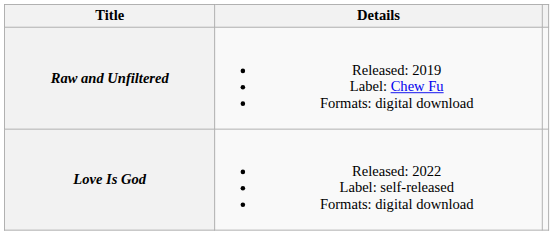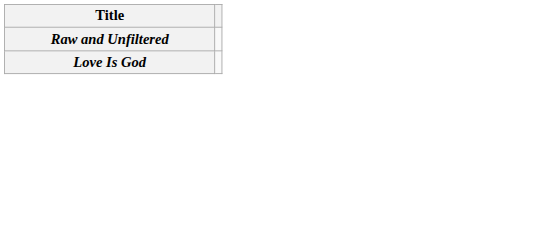- column: (379, 16)
